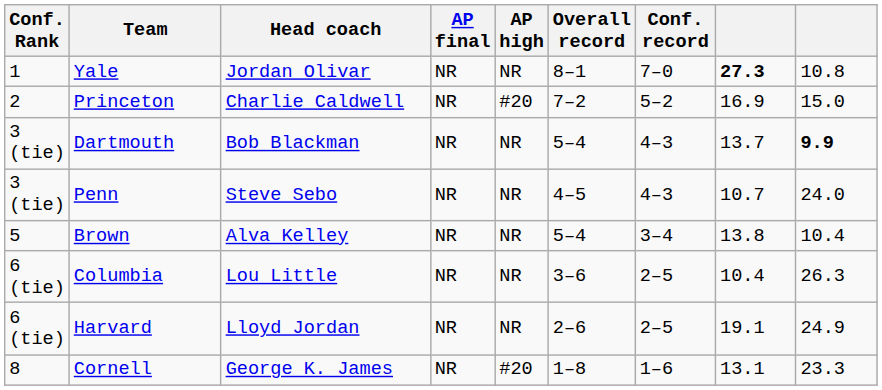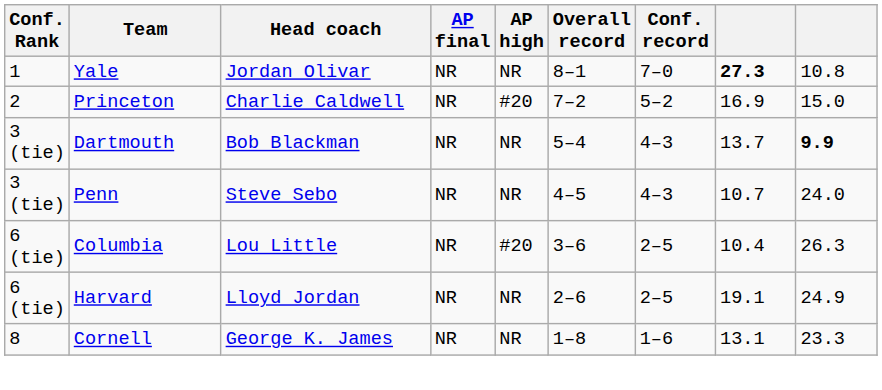- row: (102, 236)
(510, 277) NR -> (516, 246) #20
(516, 369) #20 -> (510, 339) NR
